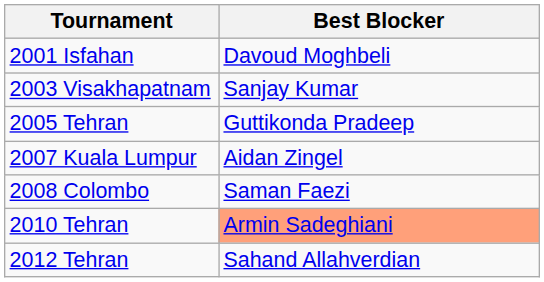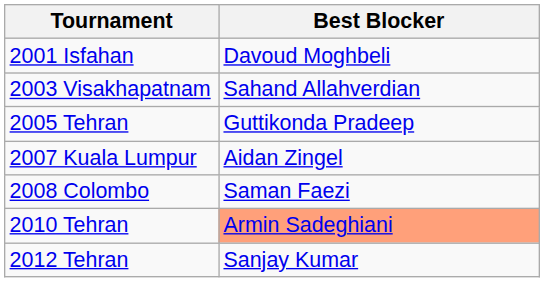(291, 89) Sanjay Kumar -> (322, 89) Sahand Allahverdian
(322, 259) Sahand Allahverdian -> (291, 259) Sanjay Kumar
